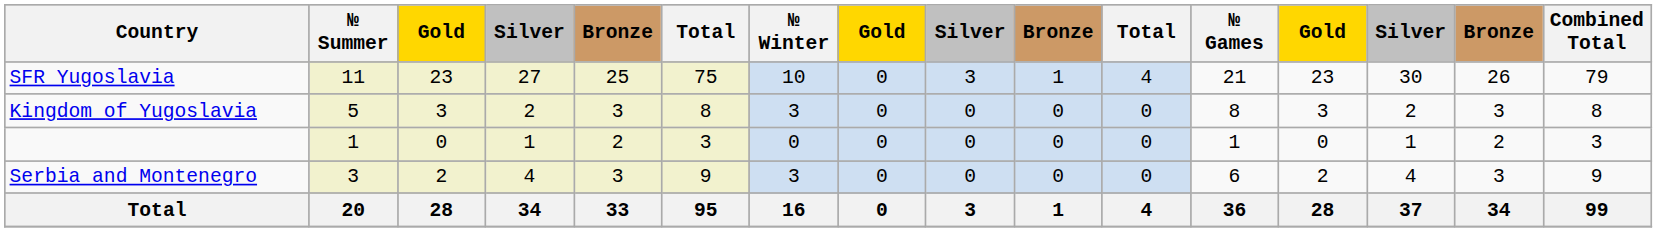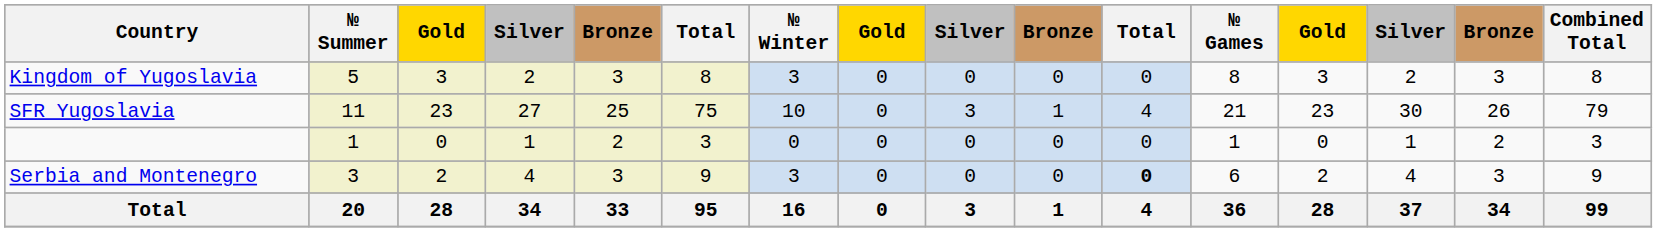rows swapped: (133, 111) <-> (92, 78)
(1146, 177) normal -> (1146, 177) bold
